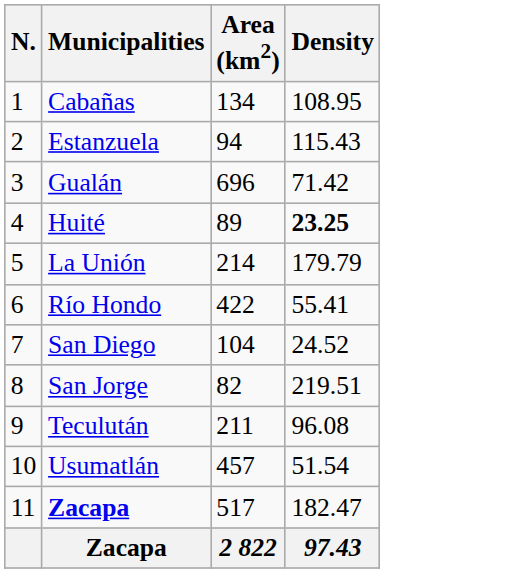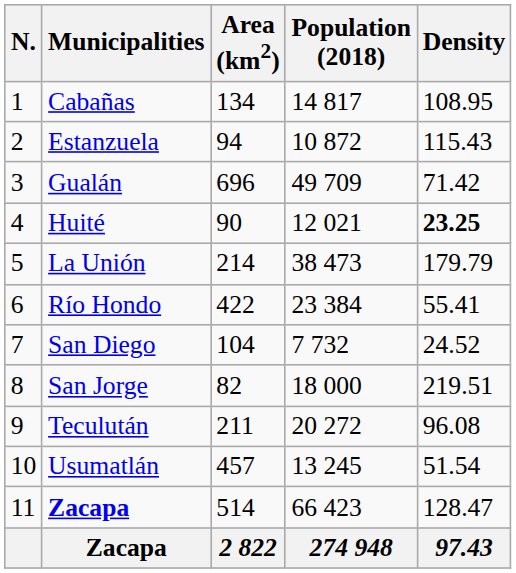+ column: (351, 42)
(229, 222) 89 -> (229, 222) 90
(236, 507) 517 -> (236, 507) 514
(327, 507) 182.47 -> (458, 507) 128.47
